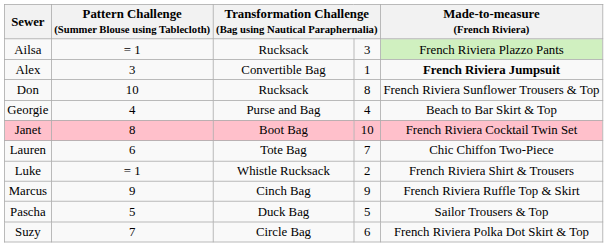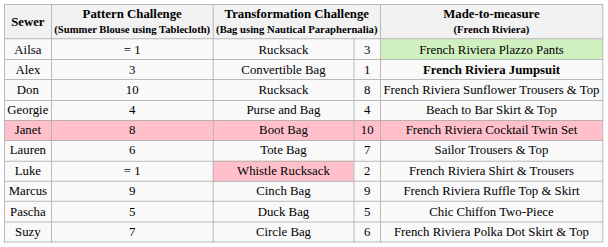(491, 150) Chic Chiffon Two-Piece -> (491, 150) Sailor Trousers & Top
(283, 171) no background -> (283, 171) pink background
(491, 211) Sailor Trousers & Top -> (491, 211) Chic Chiffon Two-Piece
